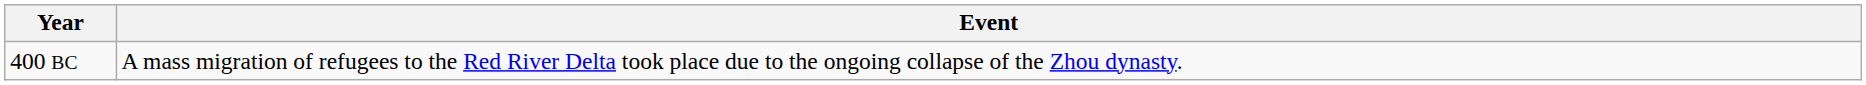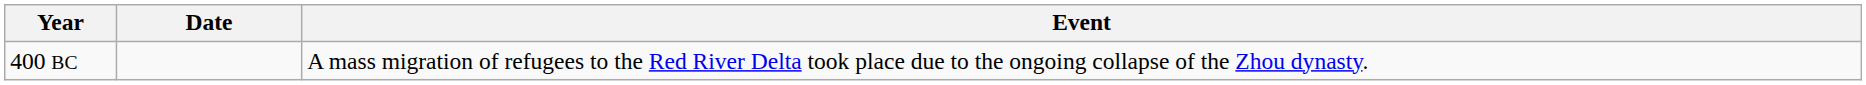+ column: (209, 23)
